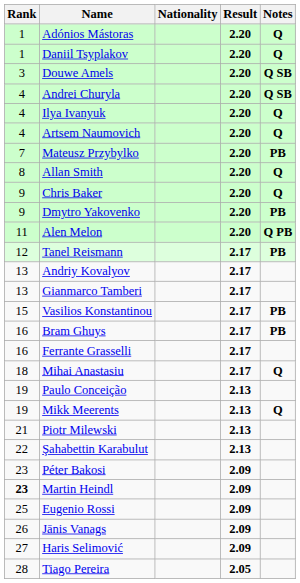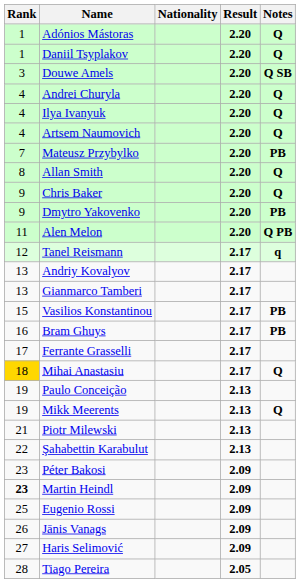(278, 93) Q SB -> (278, 93) Q
(278, 251) PB -> (278, 251) q
(22, 350) 16 -> (22, 350) 17
(22, 370) no background -> (22, 370) gold background
